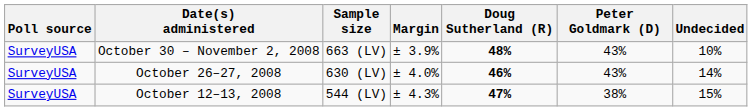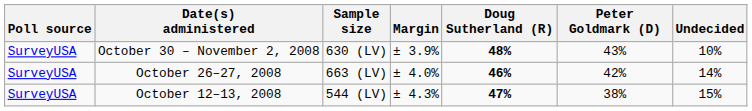(356, 52) 663 (LV) -> (356, 52) 630 (LV)
(356, 73) 630 (LV) -> (356, 73) 663 (LV)
(615, 73) 43% -> (615, 73) 42%
